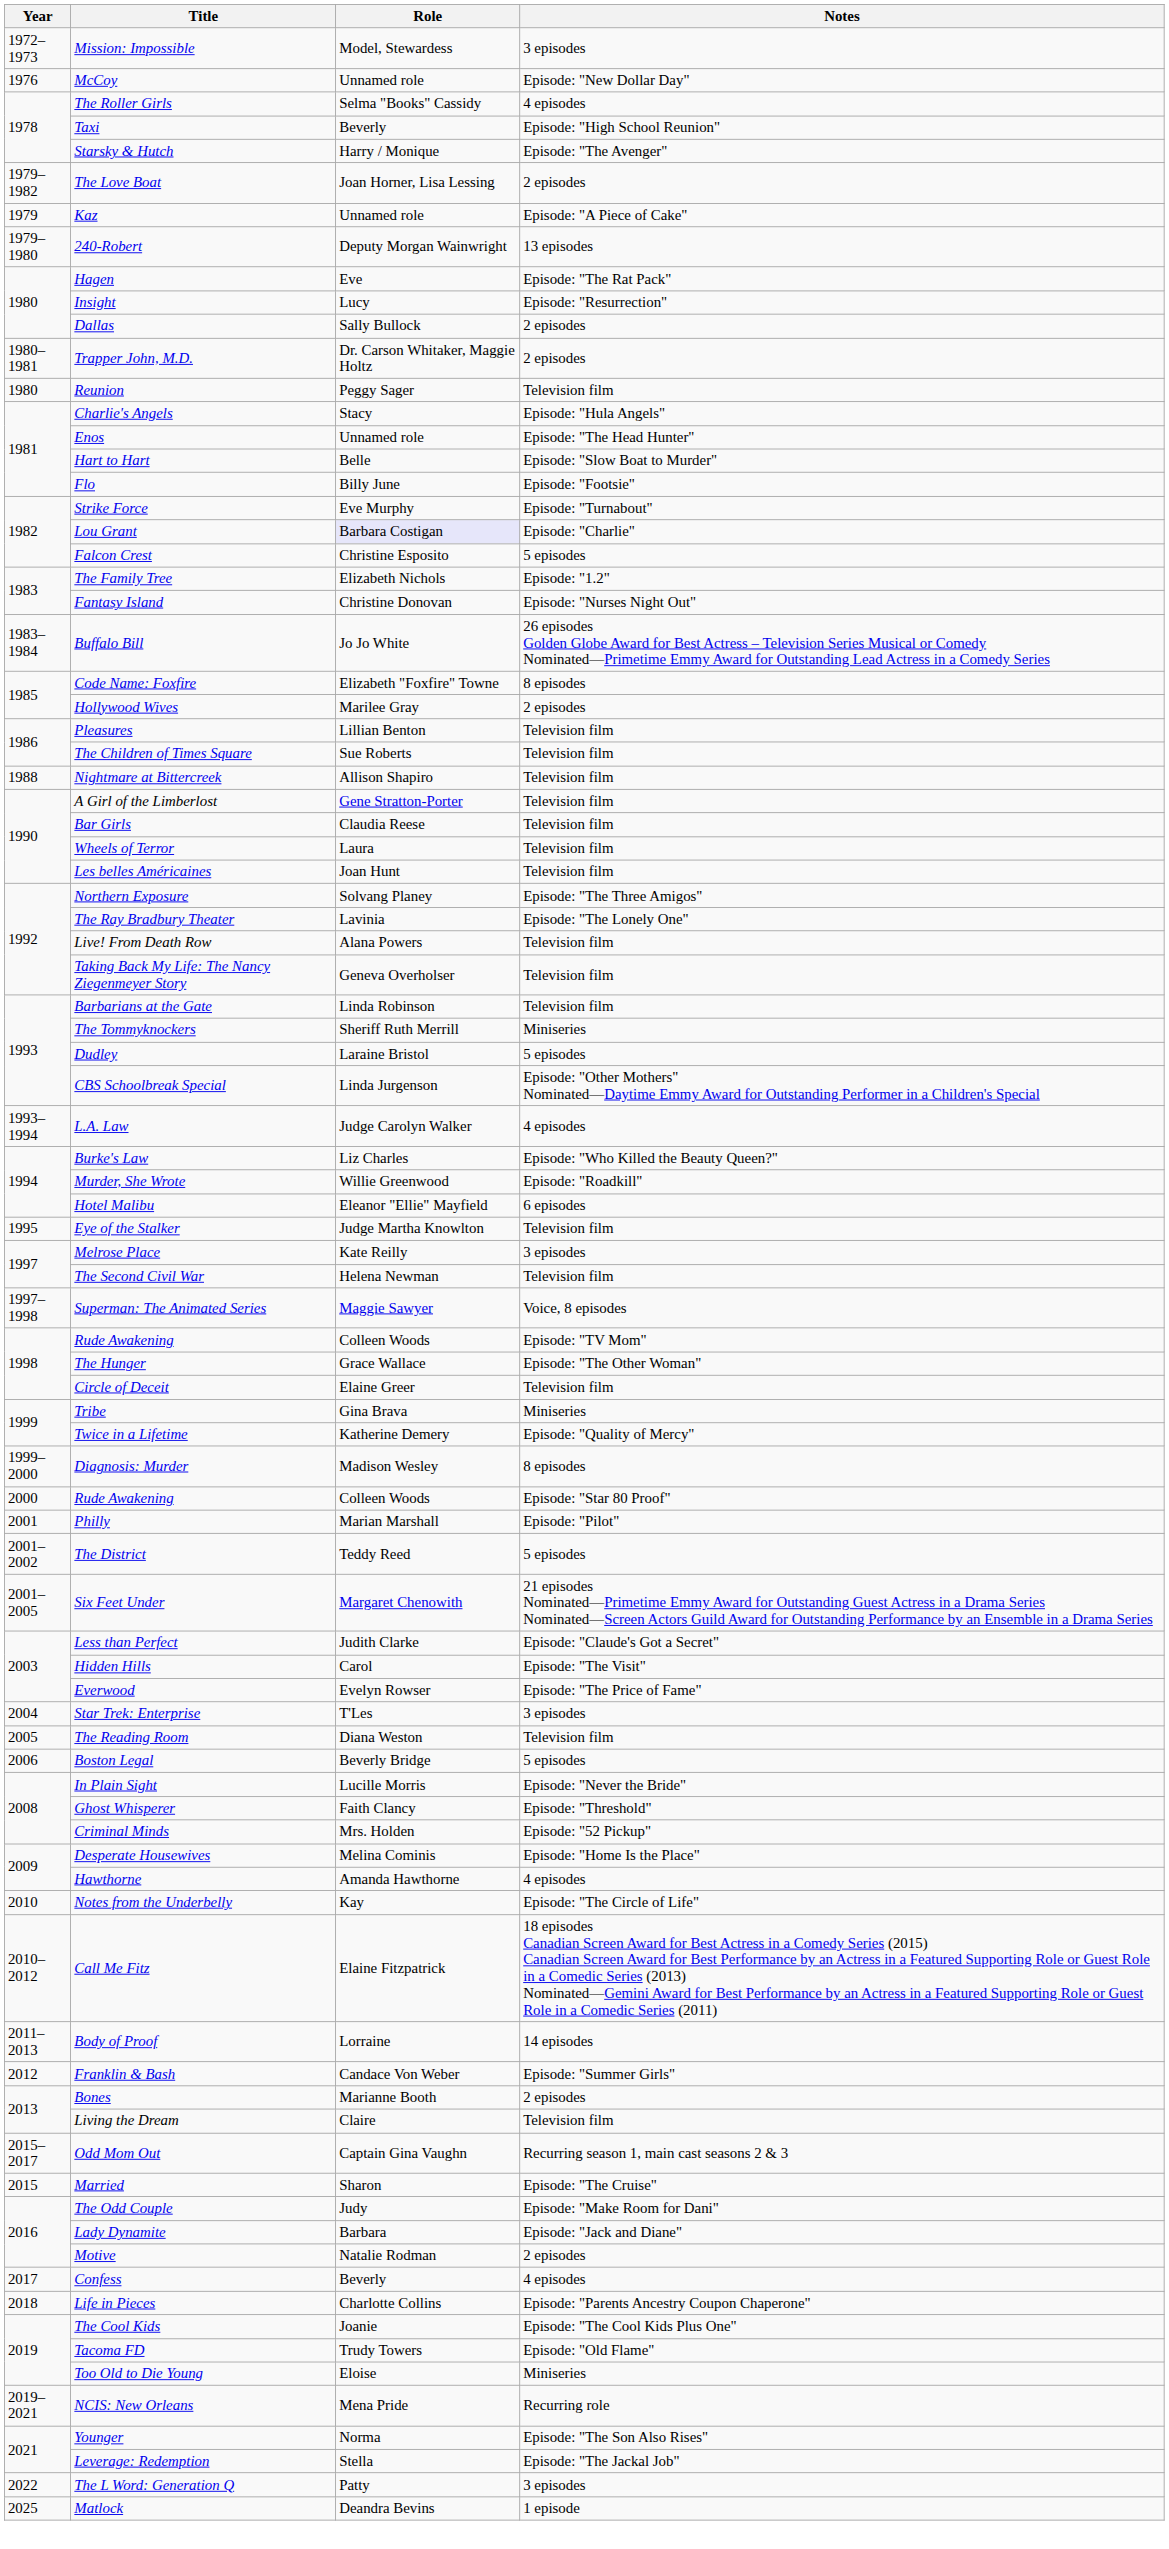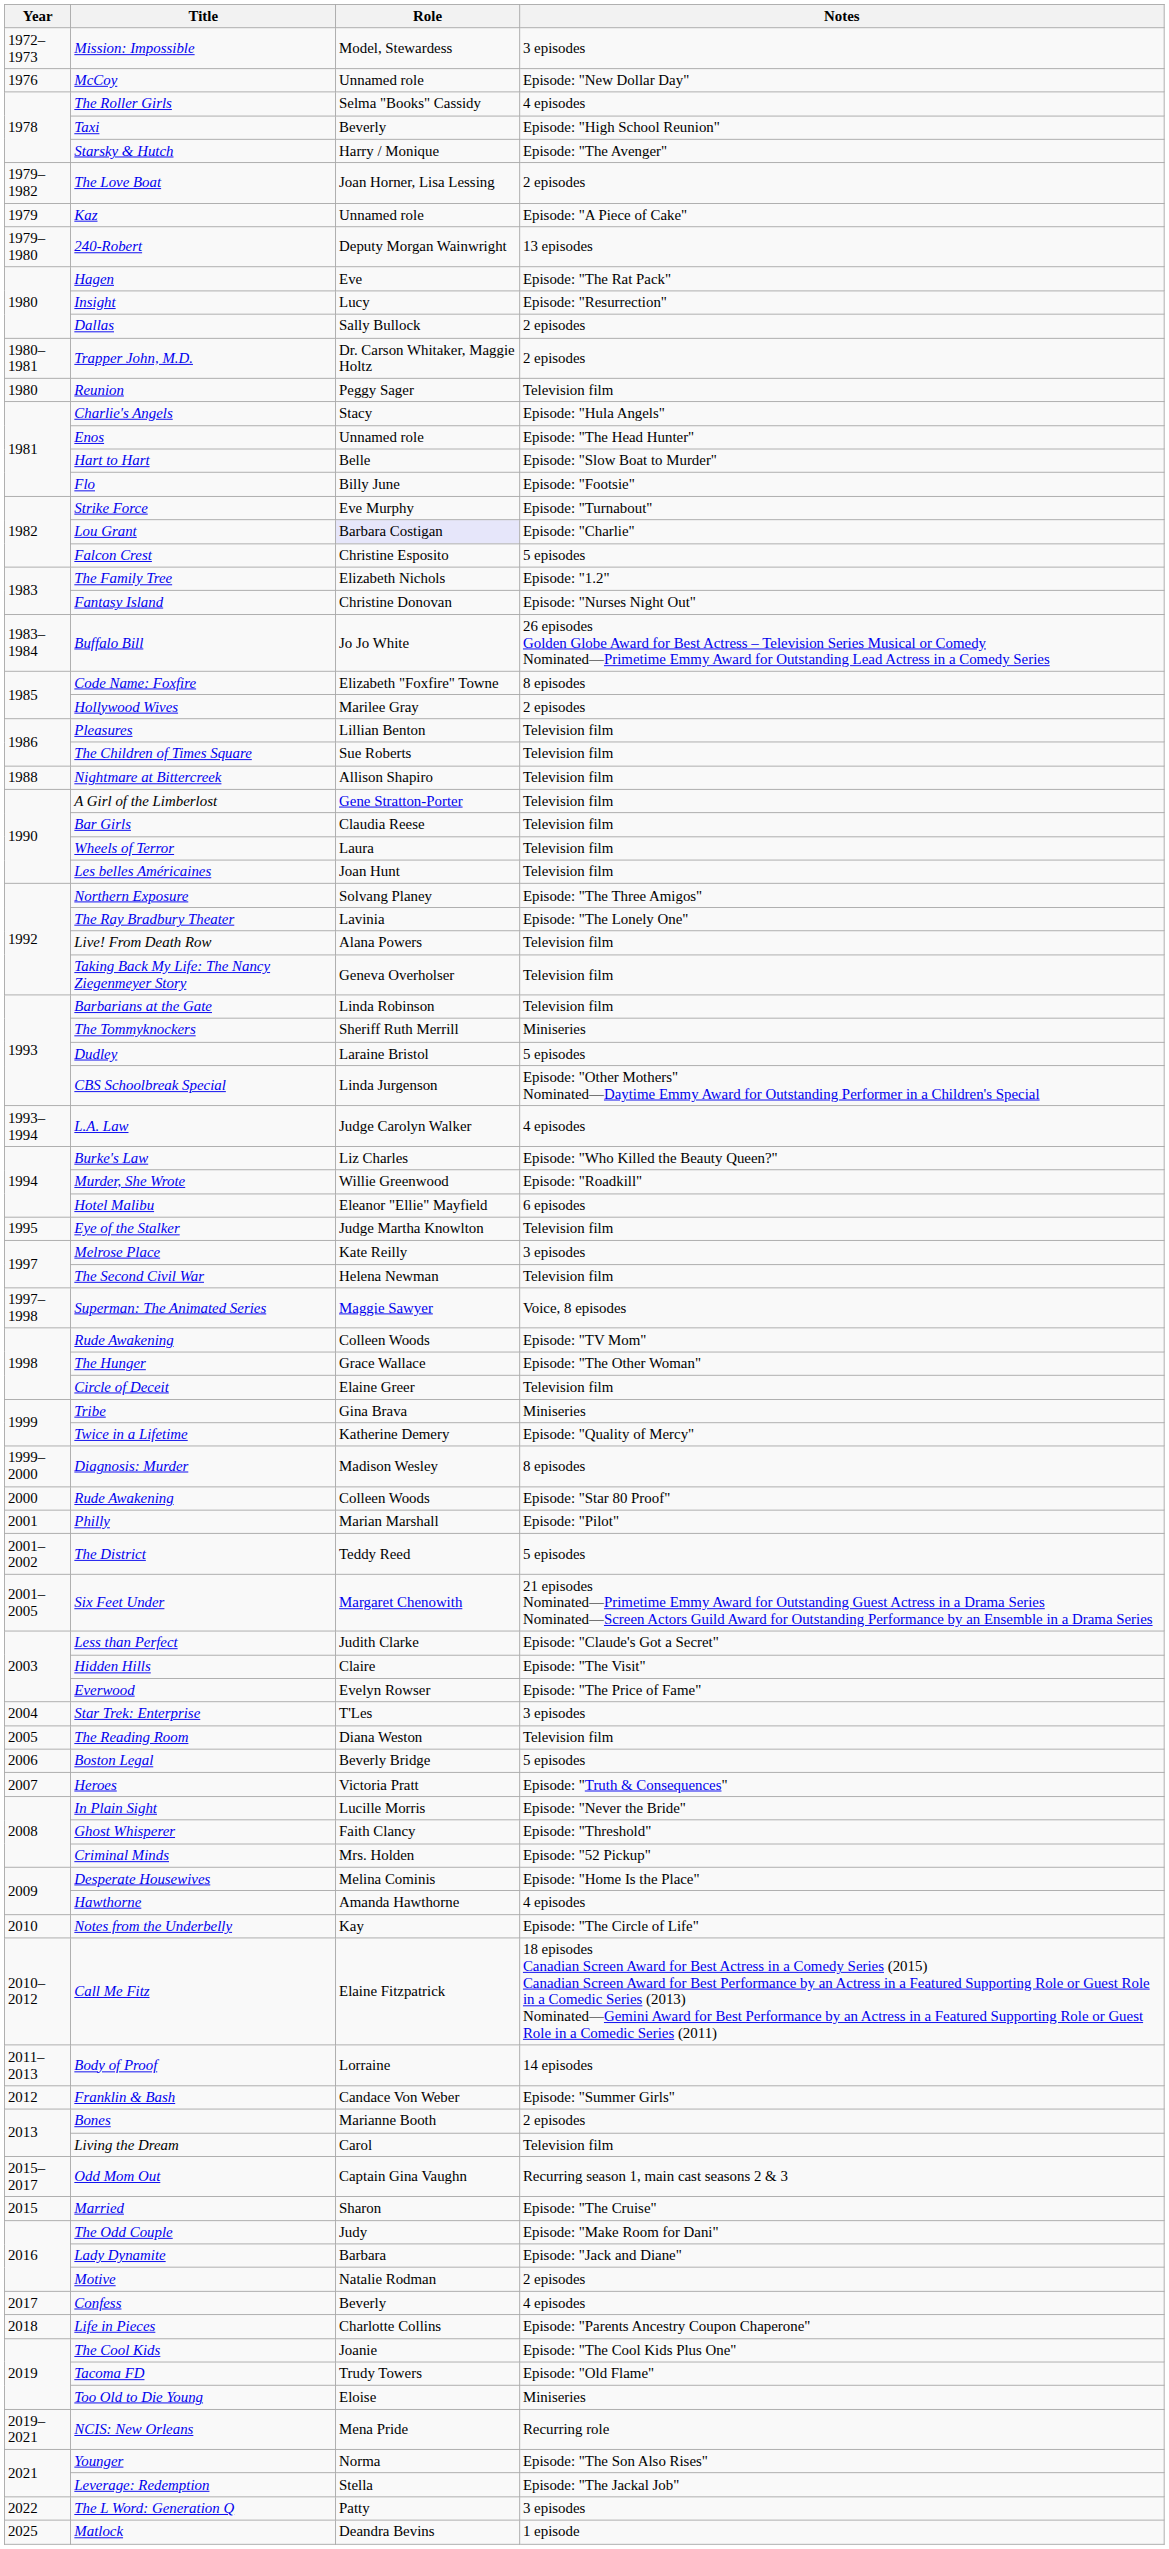(356, 1666) Carol -> (357, 1666) Claire
+ row: (96, 1784)
(357, 2121) Claire -> (356, 2144) Carol
